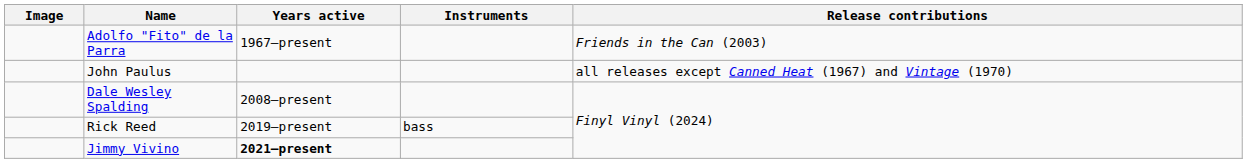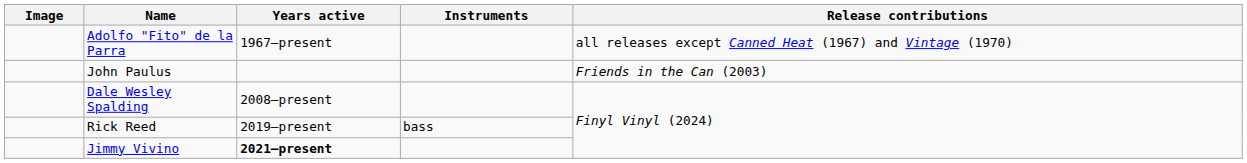(672, 43) Friends in the Can (2003) -> (794, 43) all releases except Canned Heat (1967) and Vintage (1970)
(794, 71) all releases except Canned Heat (1967) and Vintage (1970) -> (672, 71) Friends in the Can (2003)
